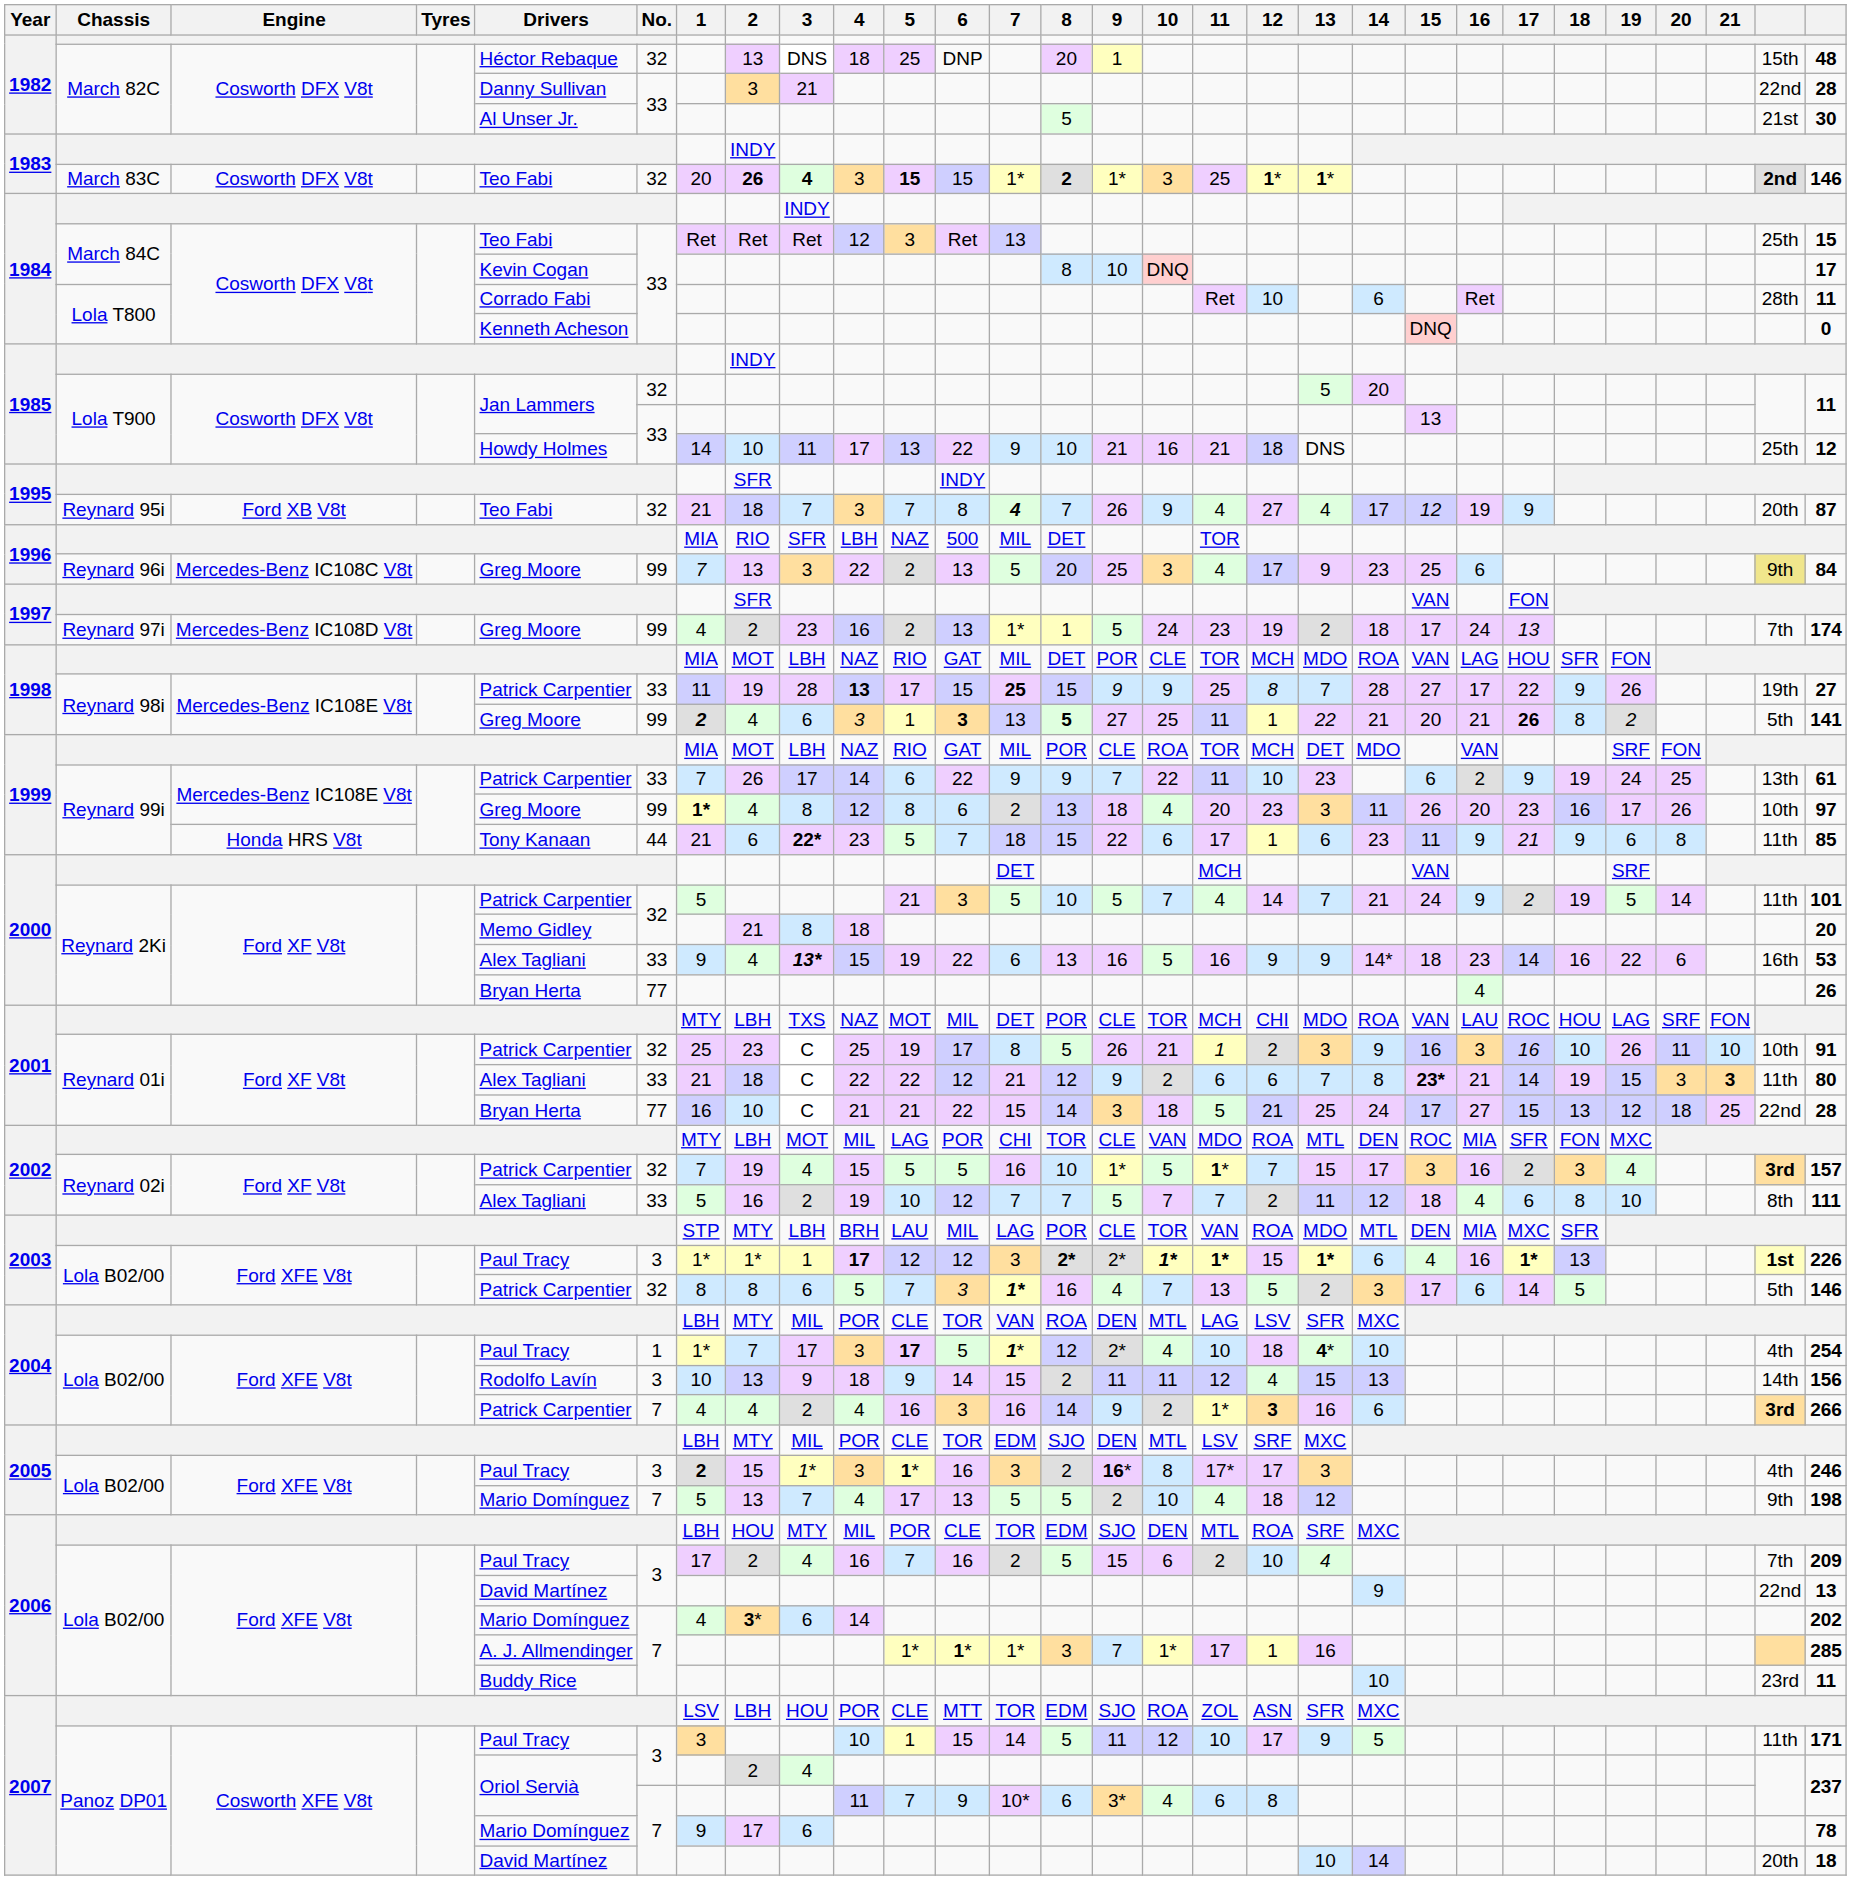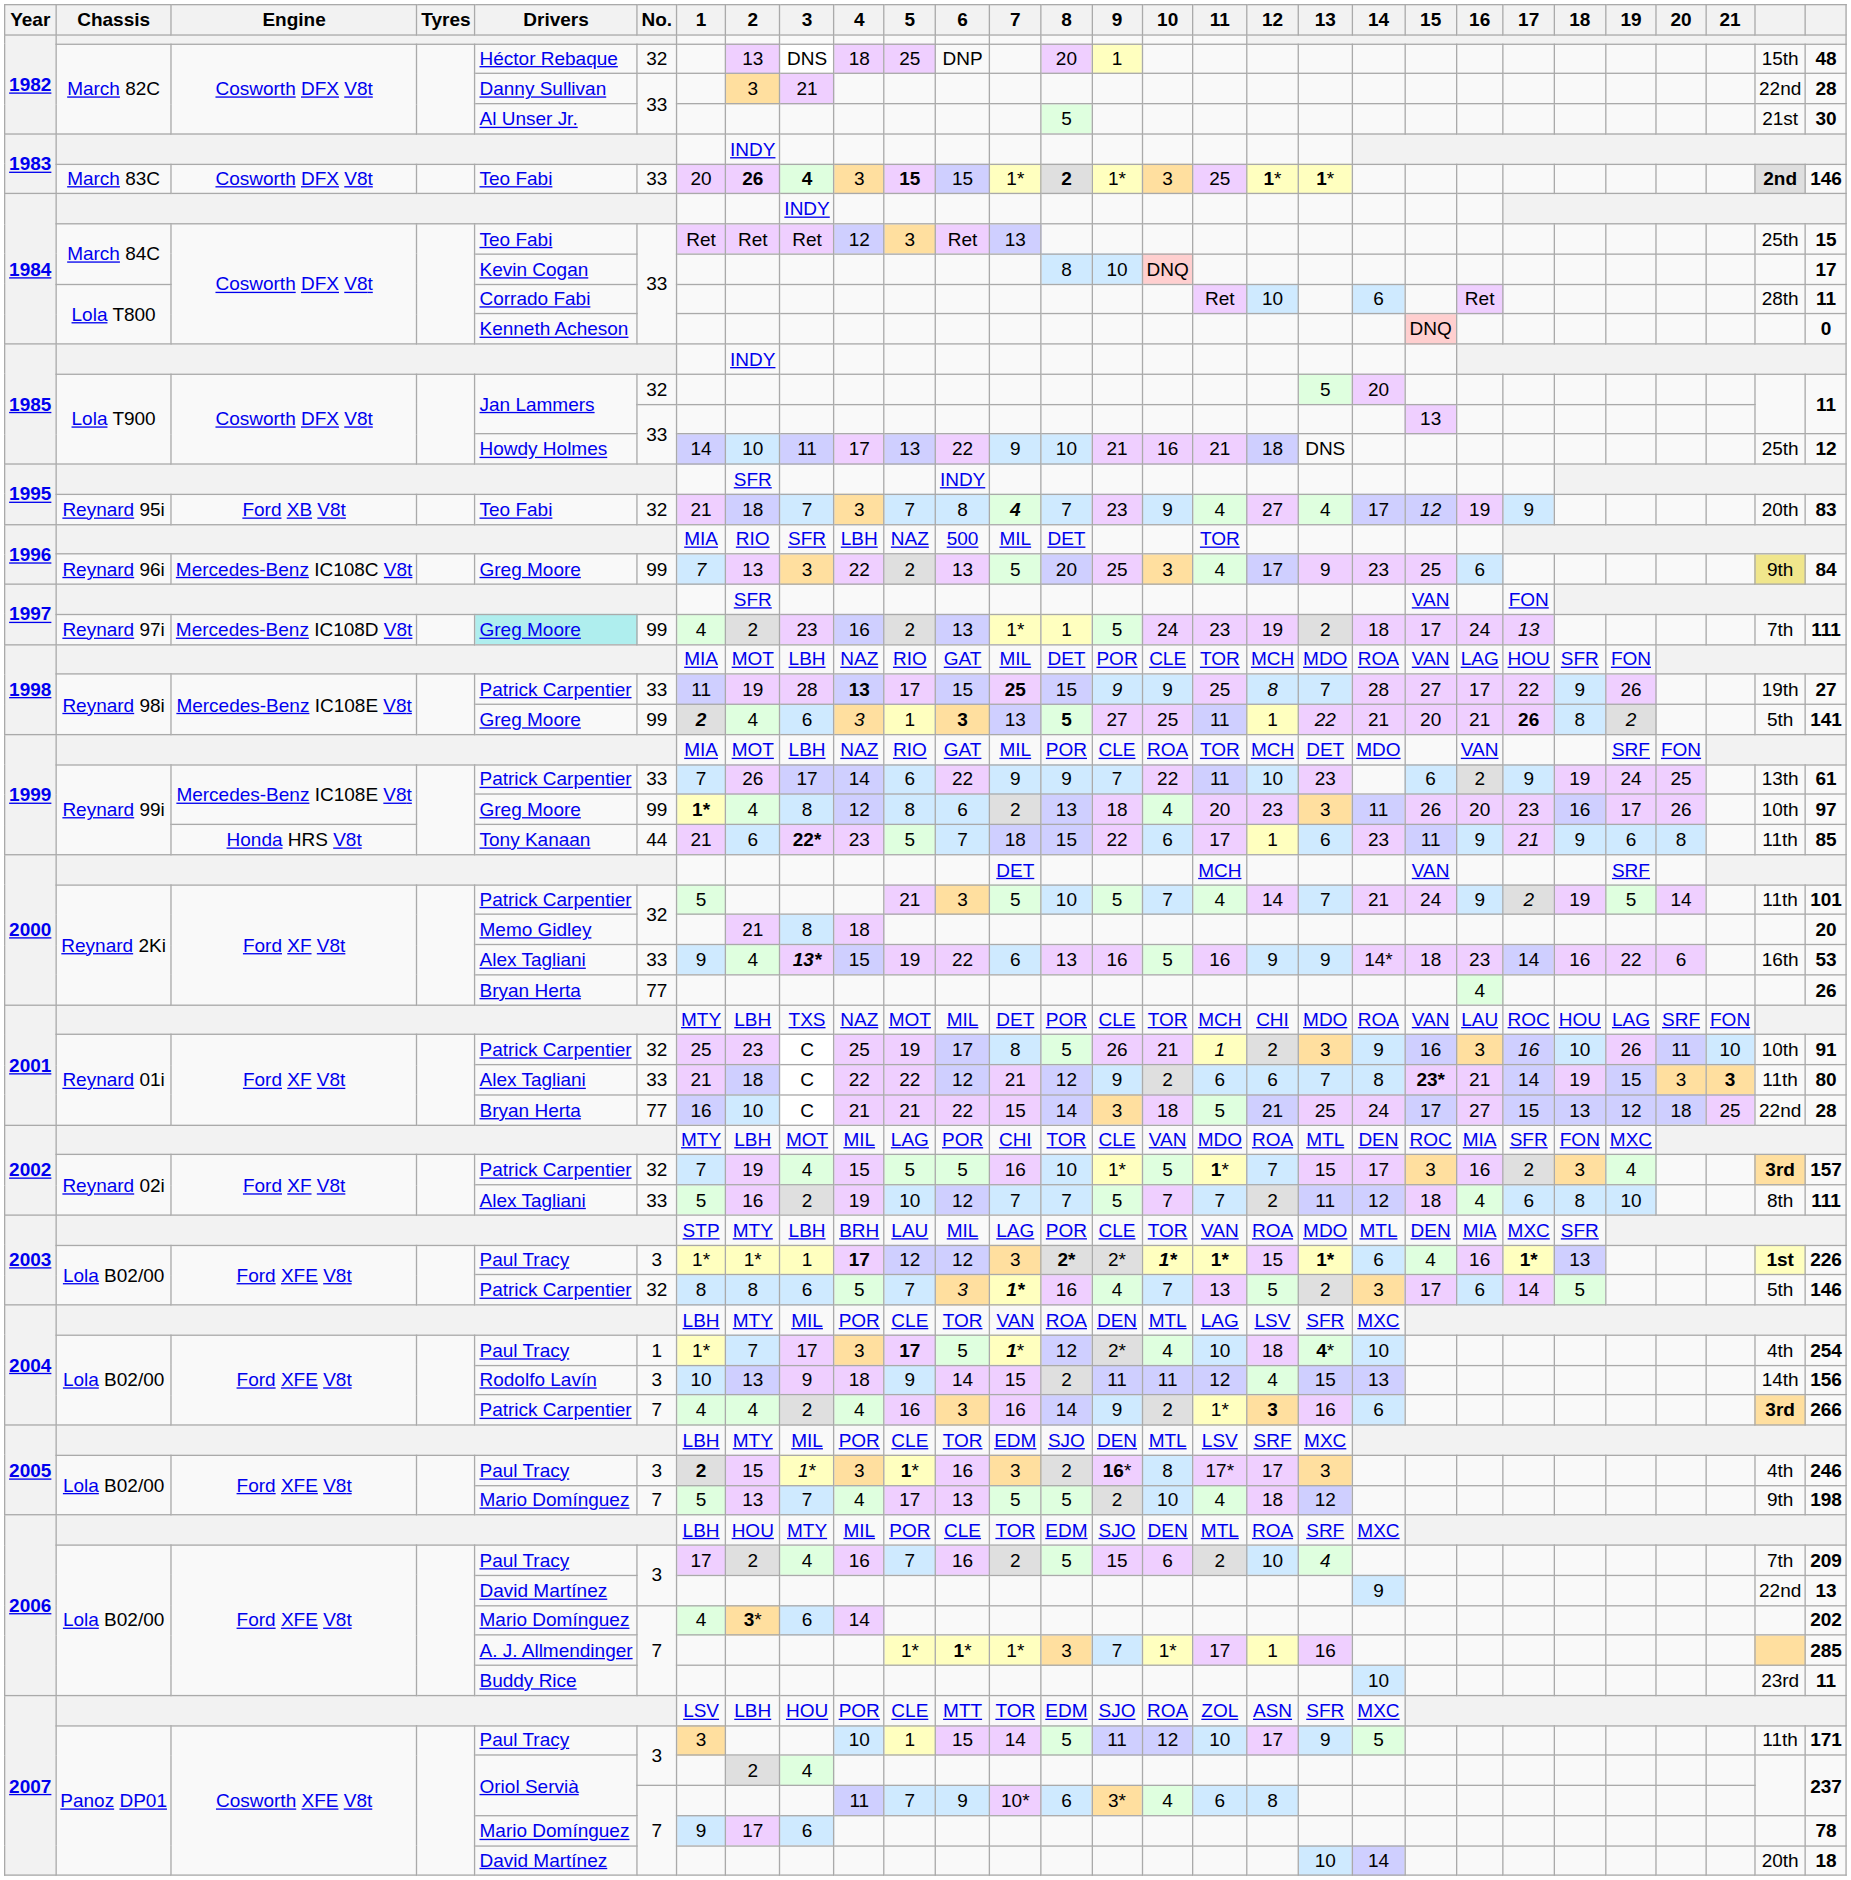(657, 179) 32 -> (657, 179) 33
(1117, 509) 26 -> (1117, 509) 23
(1826, 509) 87 -> (1826, 509) 83
(530, 630) no background -> (530, 630) paleturquoise background
(1826, 630) 174 -> (1826, 630) 111
